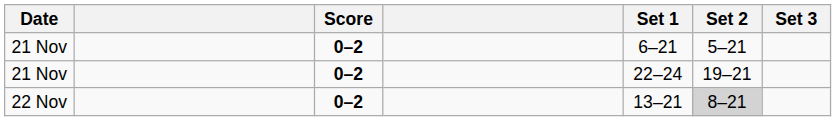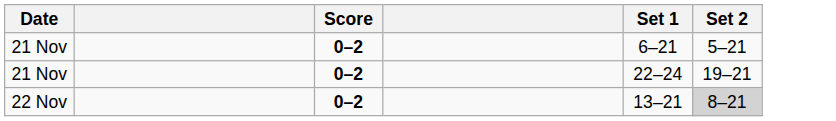- column: (796, 19)
